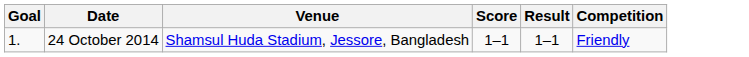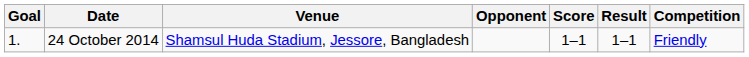+ column: (511, 16)
